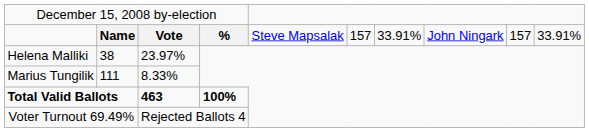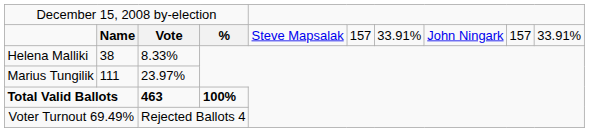(163, 55) 23.97% -> (159, 55) 8.33%
(159, 76) 8.33% -> (163, 76) 23.97%
